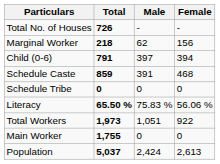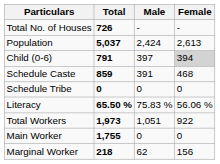rows swapped: (30, 151) <-> (42, 43)
(185, 58) no background -> (185, 58) lightgrey background
